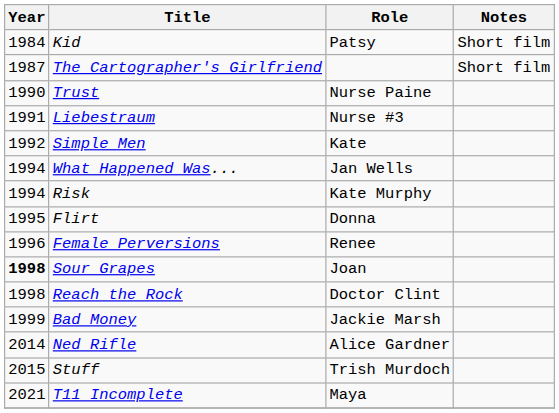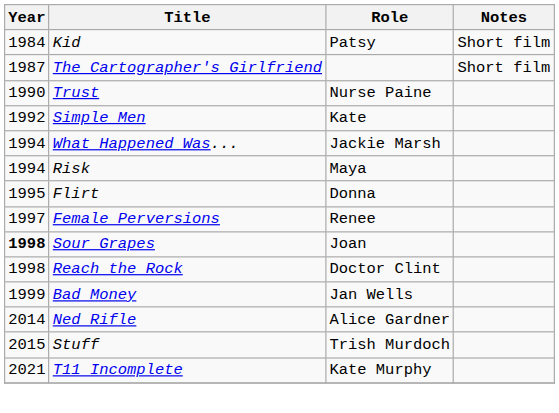- row: (104, 118)
(371, 168) Jan Wells -> (385, 143) Jackie Marsh
(380, 194) Kate Murphy -> (348, 168) Maya
(27, 244) 1996 -> (27, 219) 1997
(385, 320) Jackie Marsh -> (371, 295) Jan Wells
(348, 395) Maya -> (380, 370) Kate Murphy
